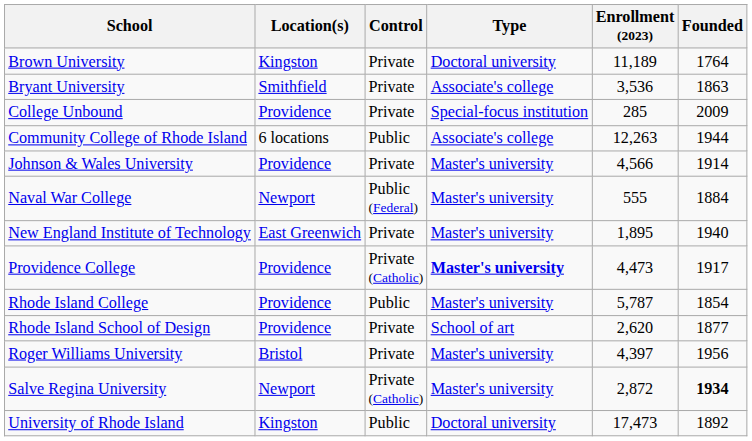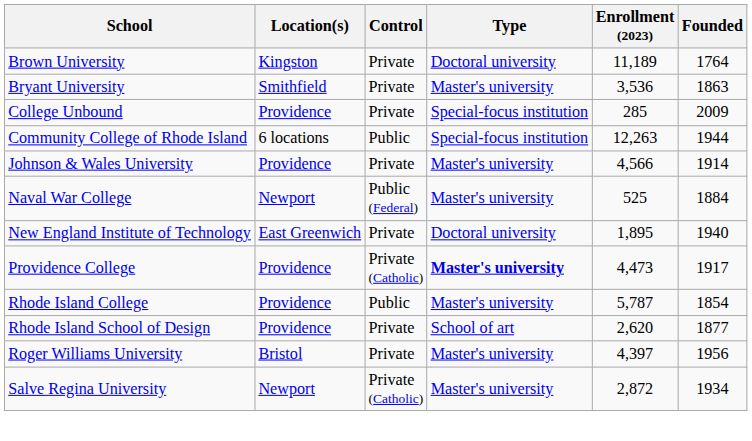(492, 86) Associate's college -> (492, 86) Master's university
(492, 138) Associate's college -> (509, 138) Special-focus institution
(635, 198) 555 -> (635, 198) 525
(492, 233) Master's university -> (493, 233) Doctoral university
(712, 388) bold -> (712, 388) normal
- row: (96, 423)
